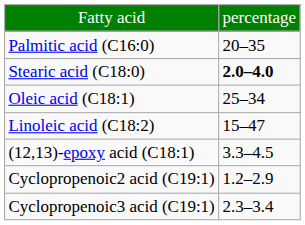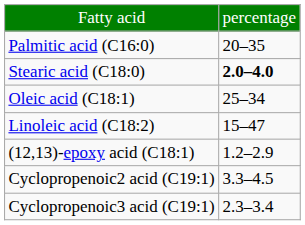(248, 152) 3.3–4.5 -> (248, 152) 1.2–2.9
(248, 179) 1.2–2.9 -> (248, 179) 3.3–4.5
